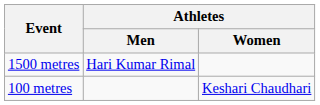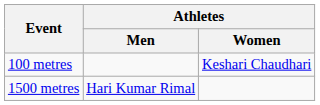rows swapped: (40, 88) <-> (44, 64)
